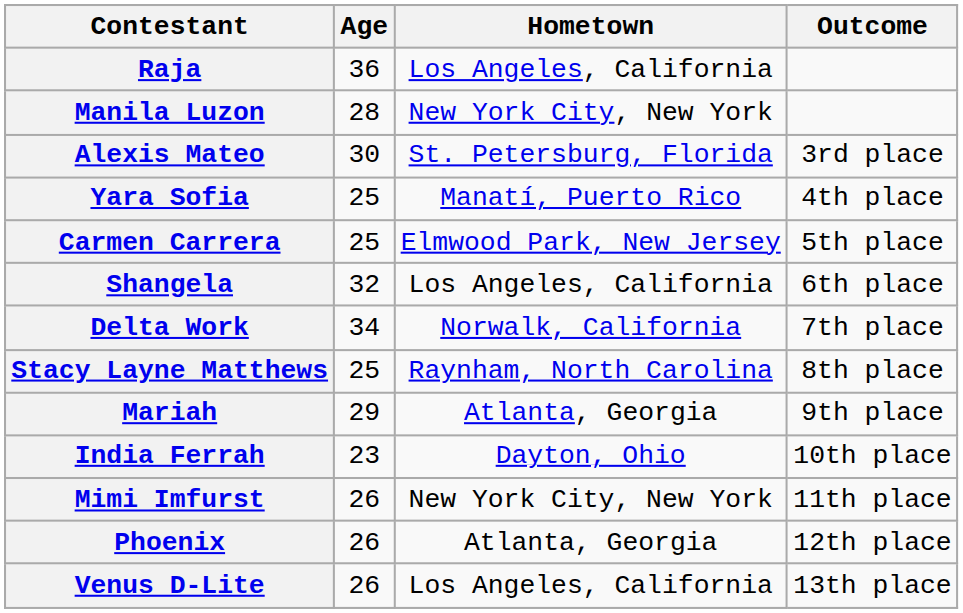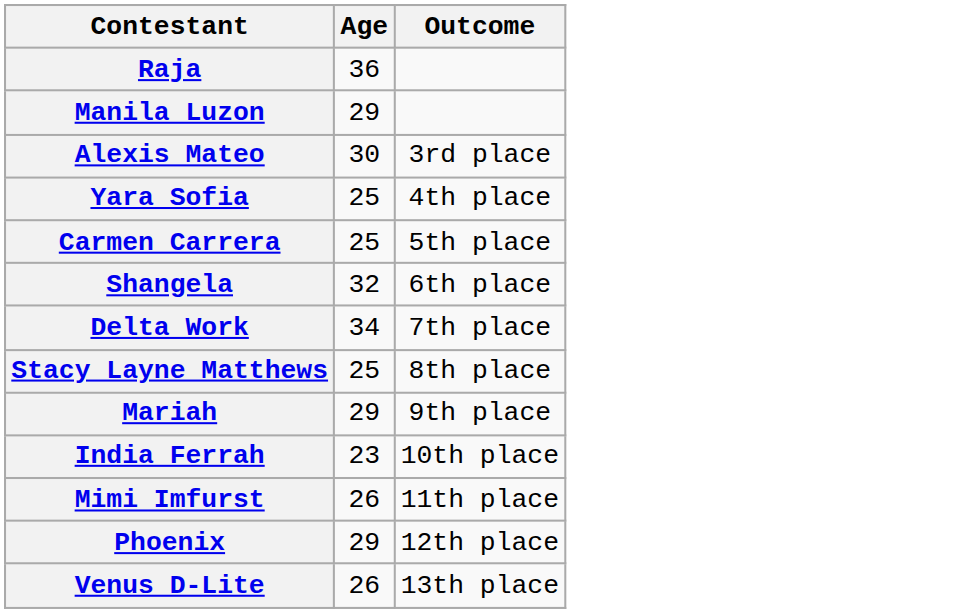- column: (591, 27)
(364, 113) 28 -> (364, 113) 29
(364, 543) 26 -> (364, 543) 29
